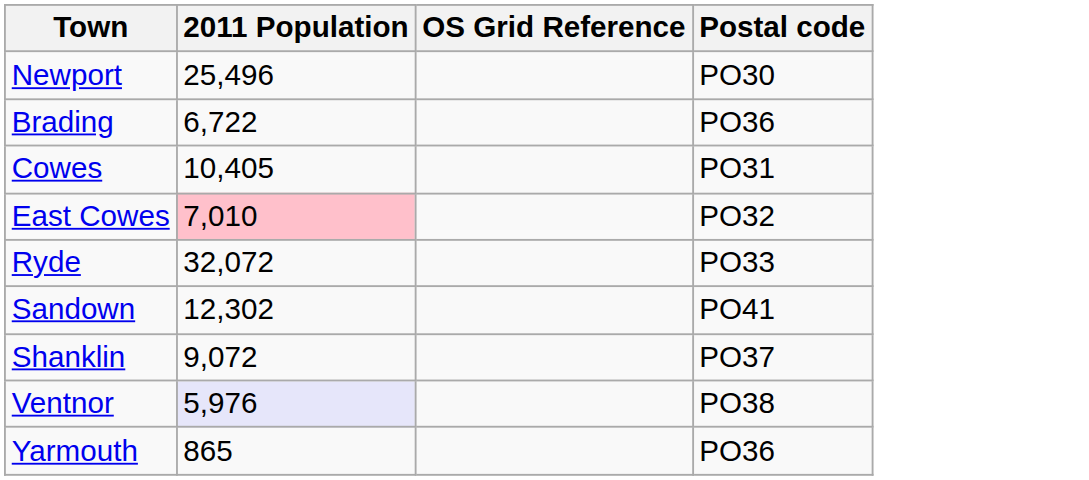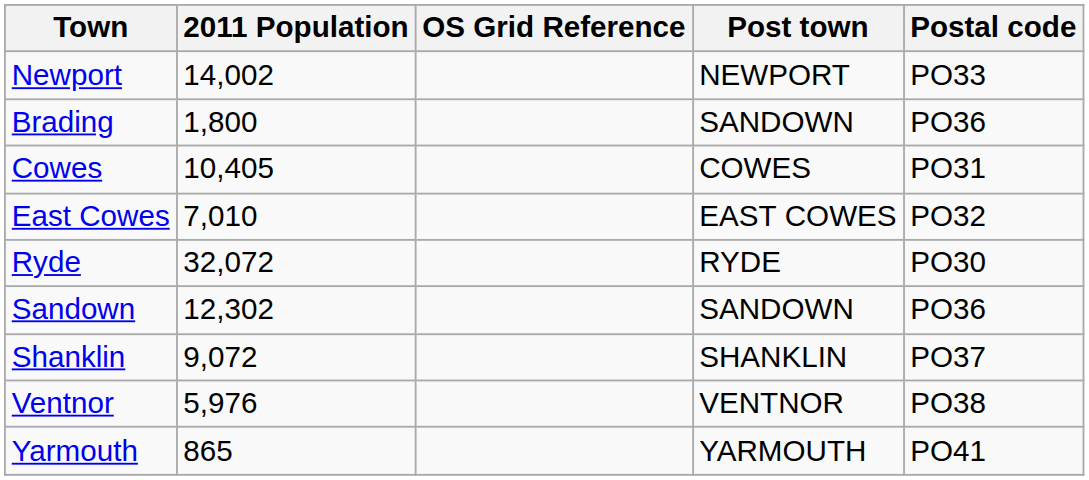+ column: (798, 27)
(229, 74) 25,496 -> (229, 74) 14,002
(737, 74) PO30 -> (948, 74) PO33
(220, 121) 6,722 -> (220, 121) 1,800
(220, 215) pink background -> (220, 215) no background
(737, 262) PO33 -> (948, 262) PO30
(737, 309) PO41 -> (948, 309) PO36
(220, 403) lavender background -> (220, 403) no background
(737, 450) PO36 -> (948, 450) PO41
